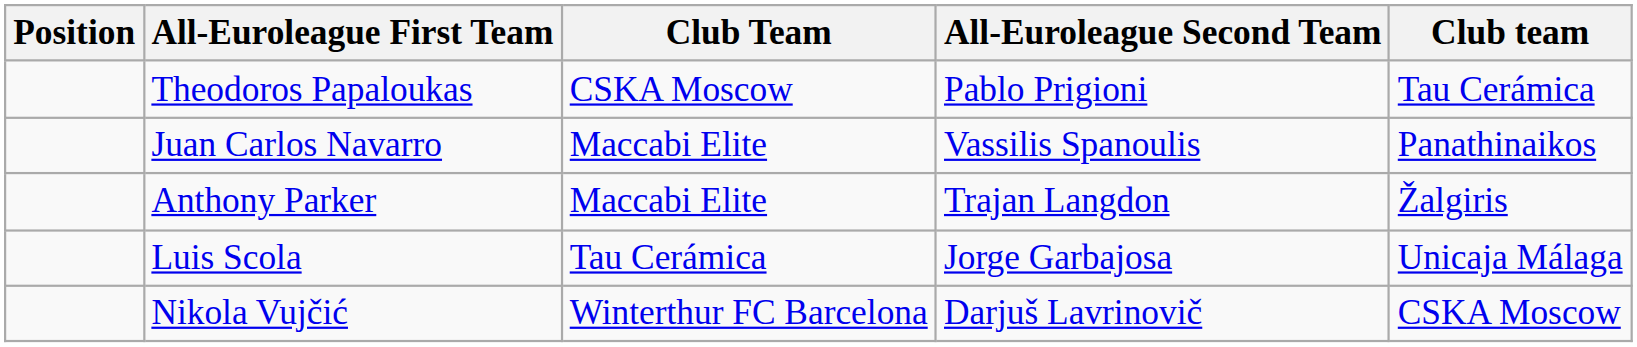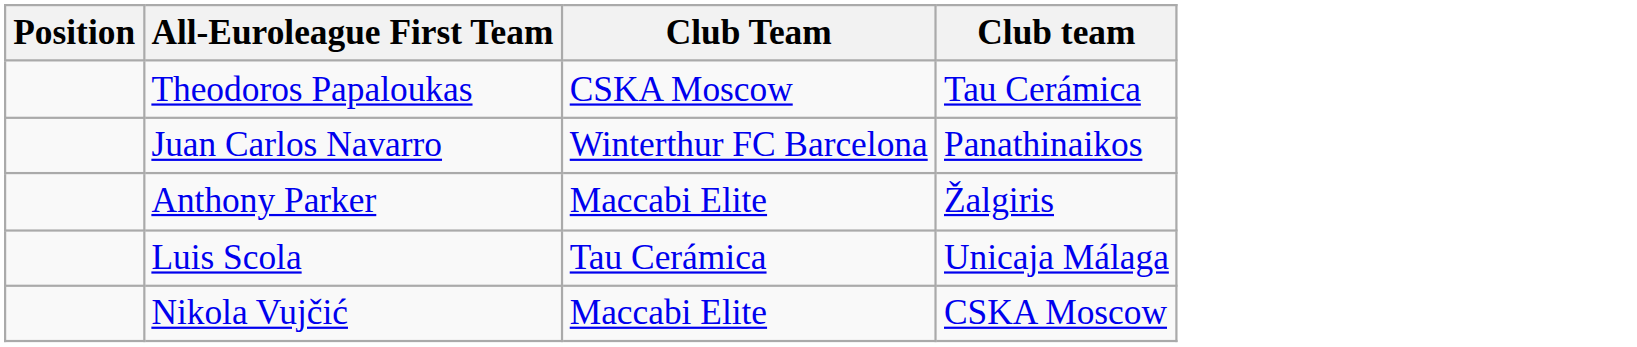- column: (1163, 32)
(668, 144) Maccabi Elite -> (749, 144) Winterthur FC Barcelona
(749, 312) Winterthur FC Barcelona -> (668, 312) Maccabi Elite
